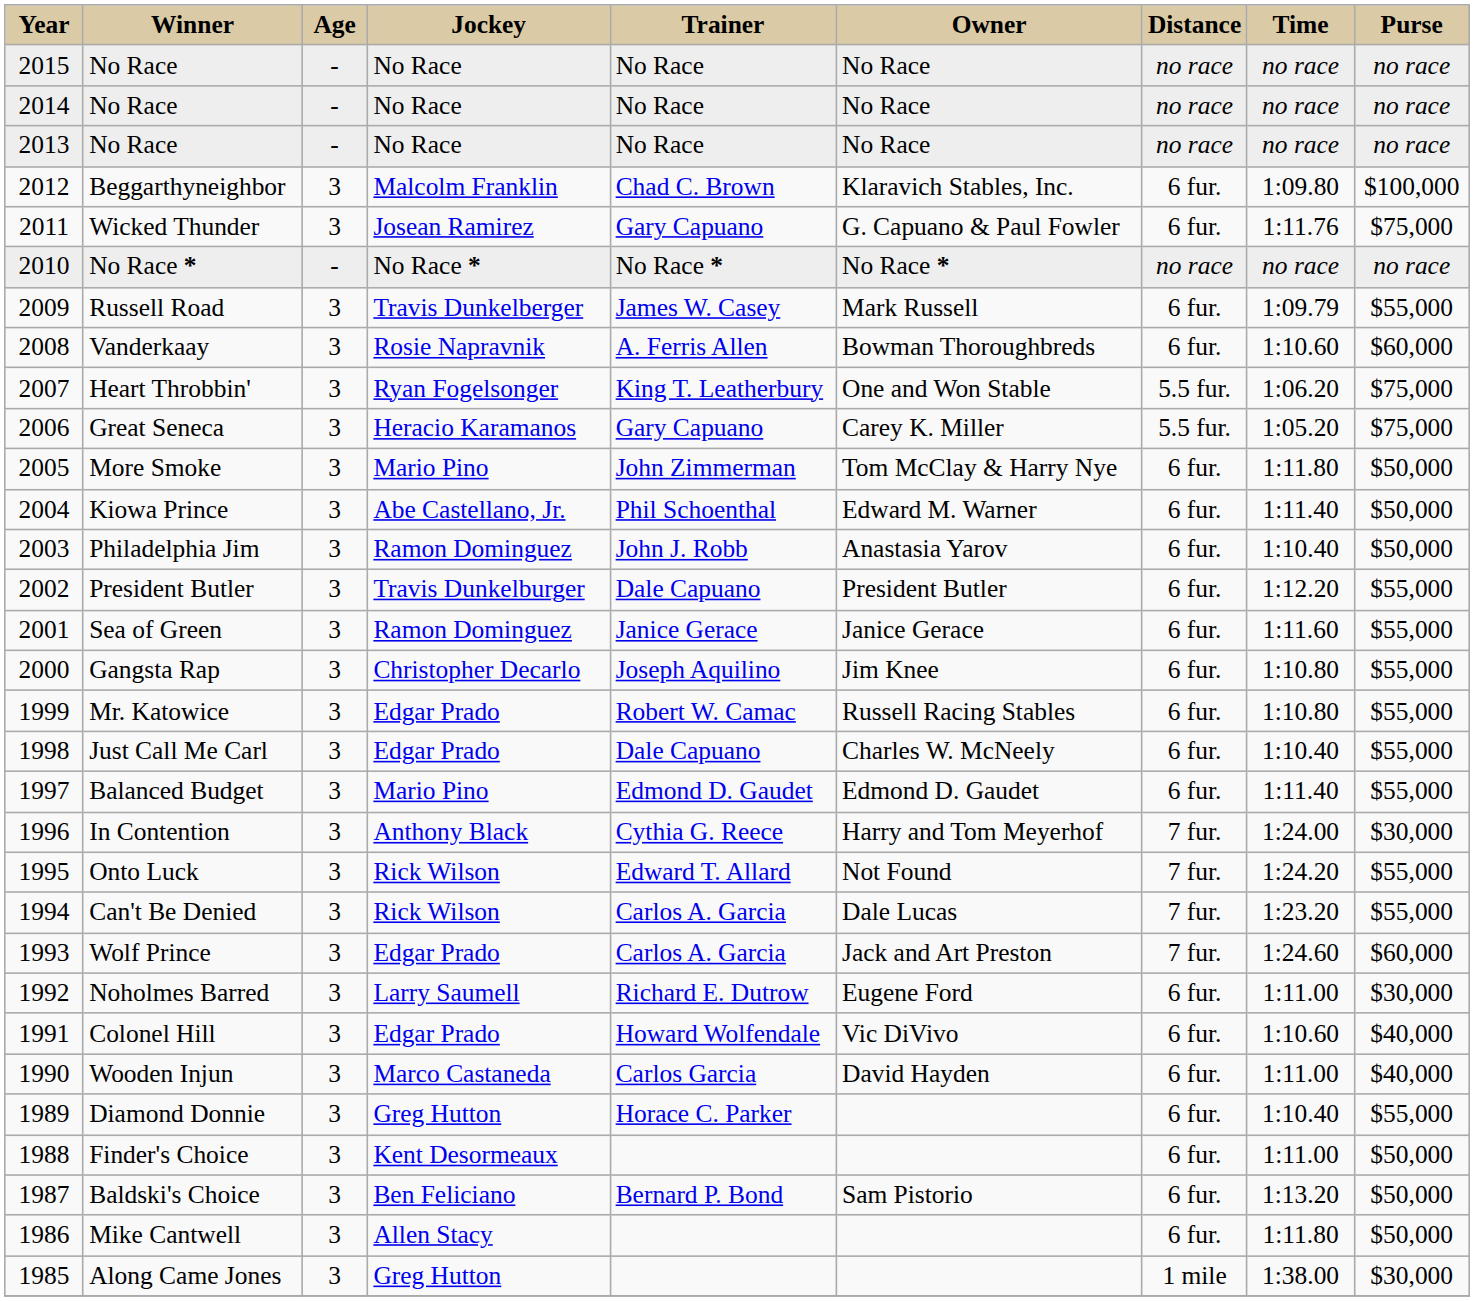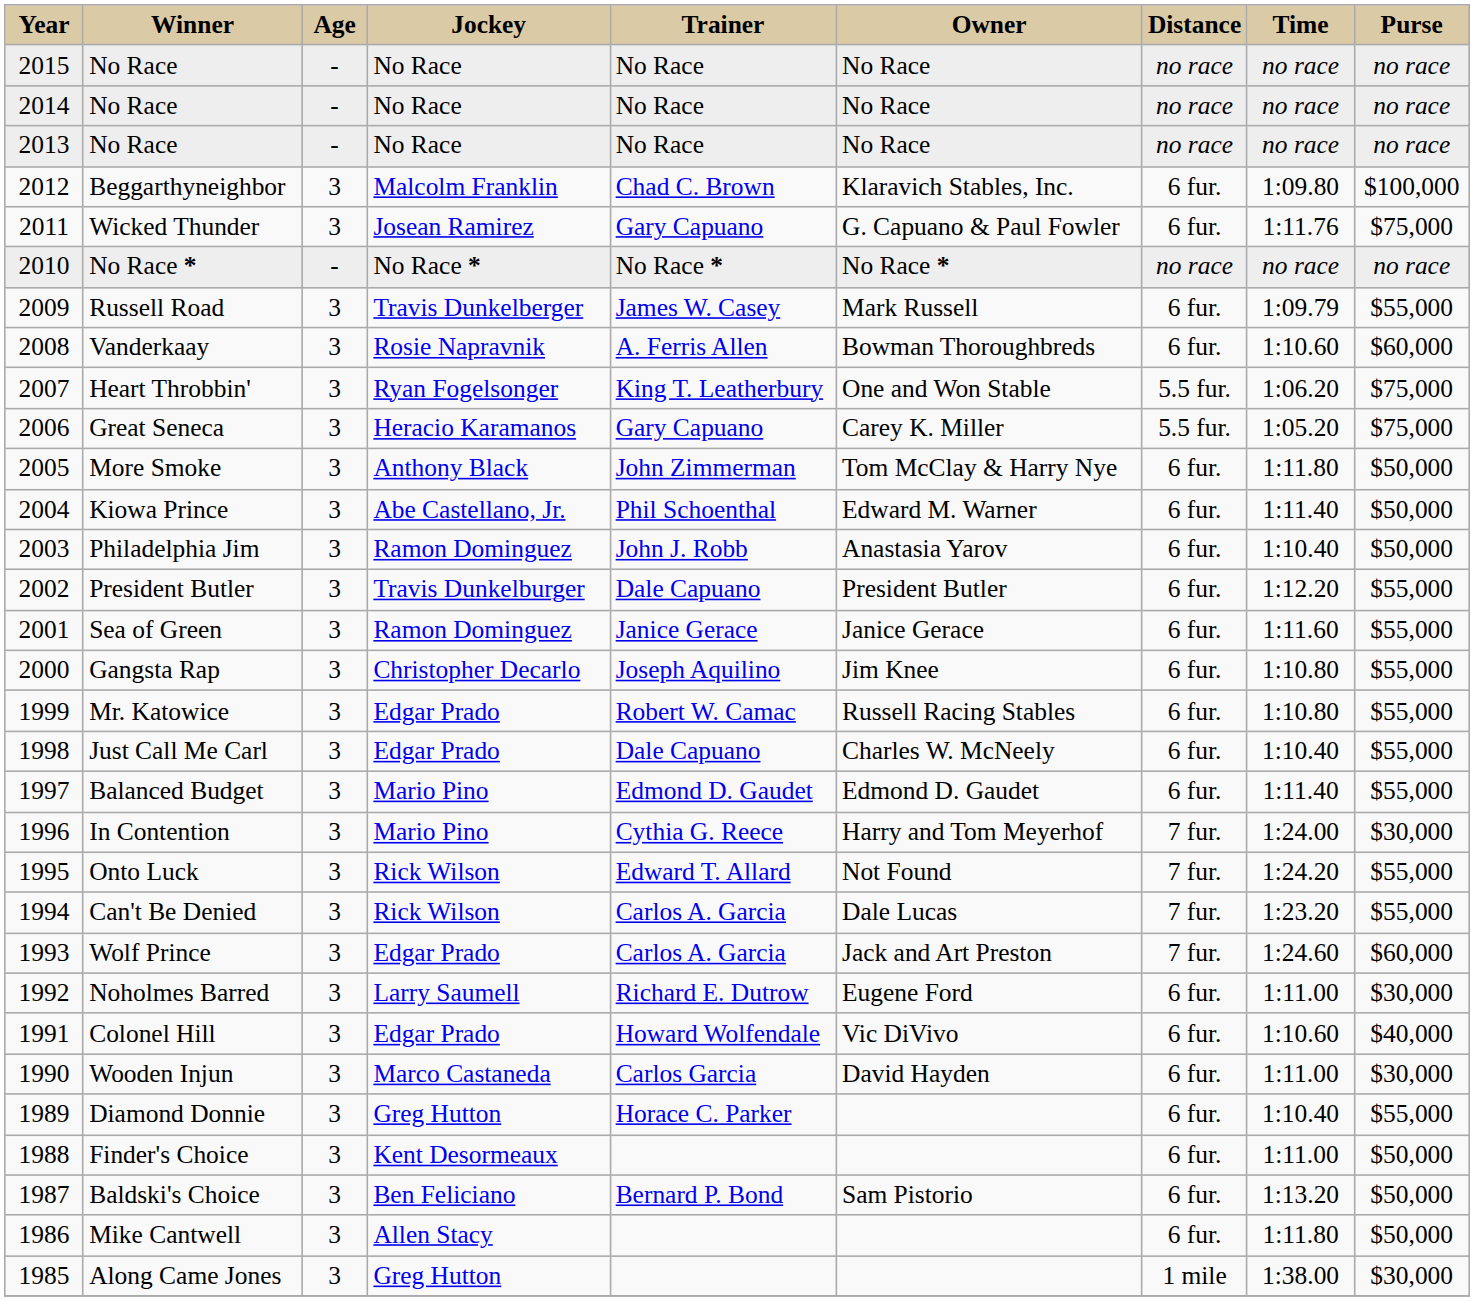(431, 468) Mario Pino -> (451, 468) Anthony Black
(451, 831) Anthony Black -> (431, 831) Mario Pino
(1412, 1073) $40,000 -> (1412, 1073) $30,000
